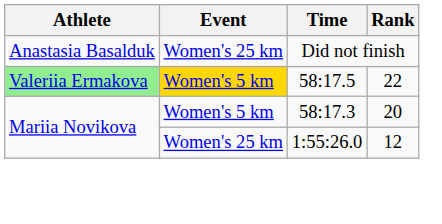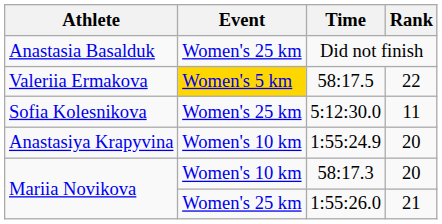(78, 81) lightgreen background -> (78, 81) no background
+ row: (346, 112)
+ row: (346, 142)
(219, 112) Women's 5 km -> (242, 173) Women's 10 km
(393, 142) 12 -> (411, 204) 21
